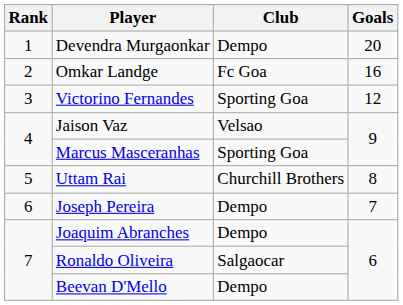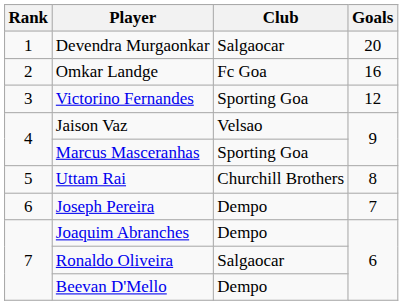(242, 44) Dempo -> (251, 44) Salgaocar
